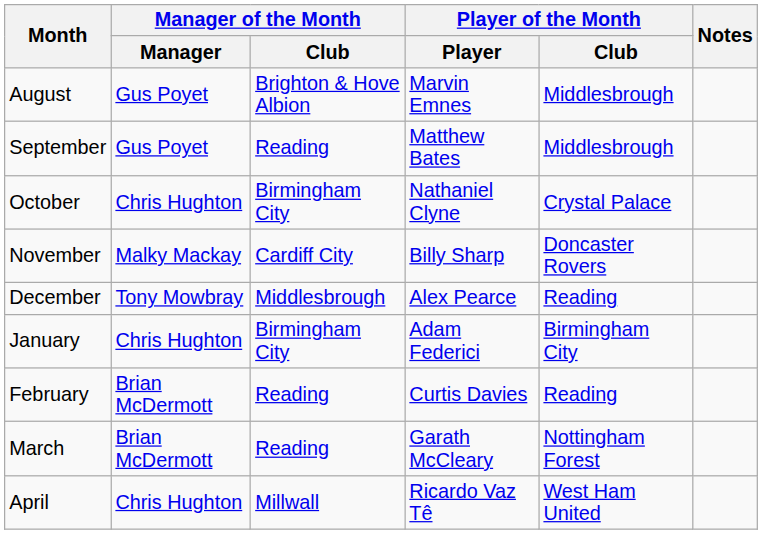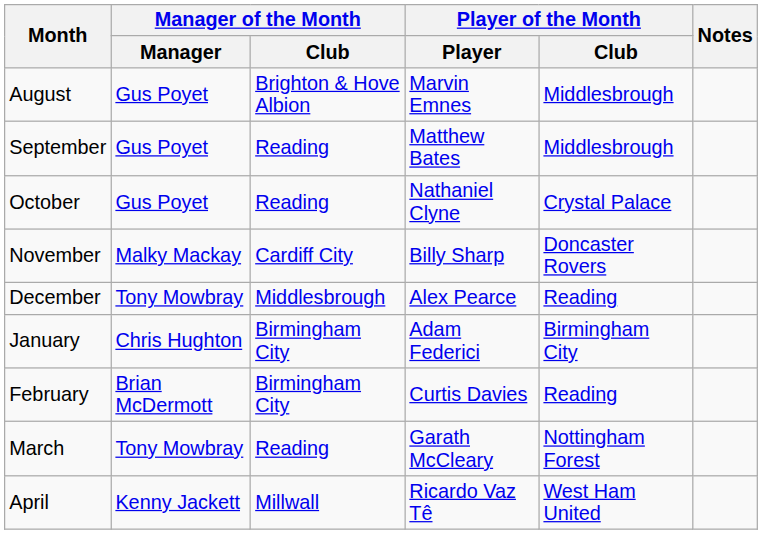(179, 201) Chris Hughton -> (162, 201) Gus Poyet
(308, 201) Birmingham City -> (292, 201) Reading
(292, 394) Reading -> (308, 394) Birmingham City
(164, 448) Brian McDermott -> (179, 448) Tony Mowbray
(179, 502) Chris Hughton -> (178, 502) Kenny Jackett
